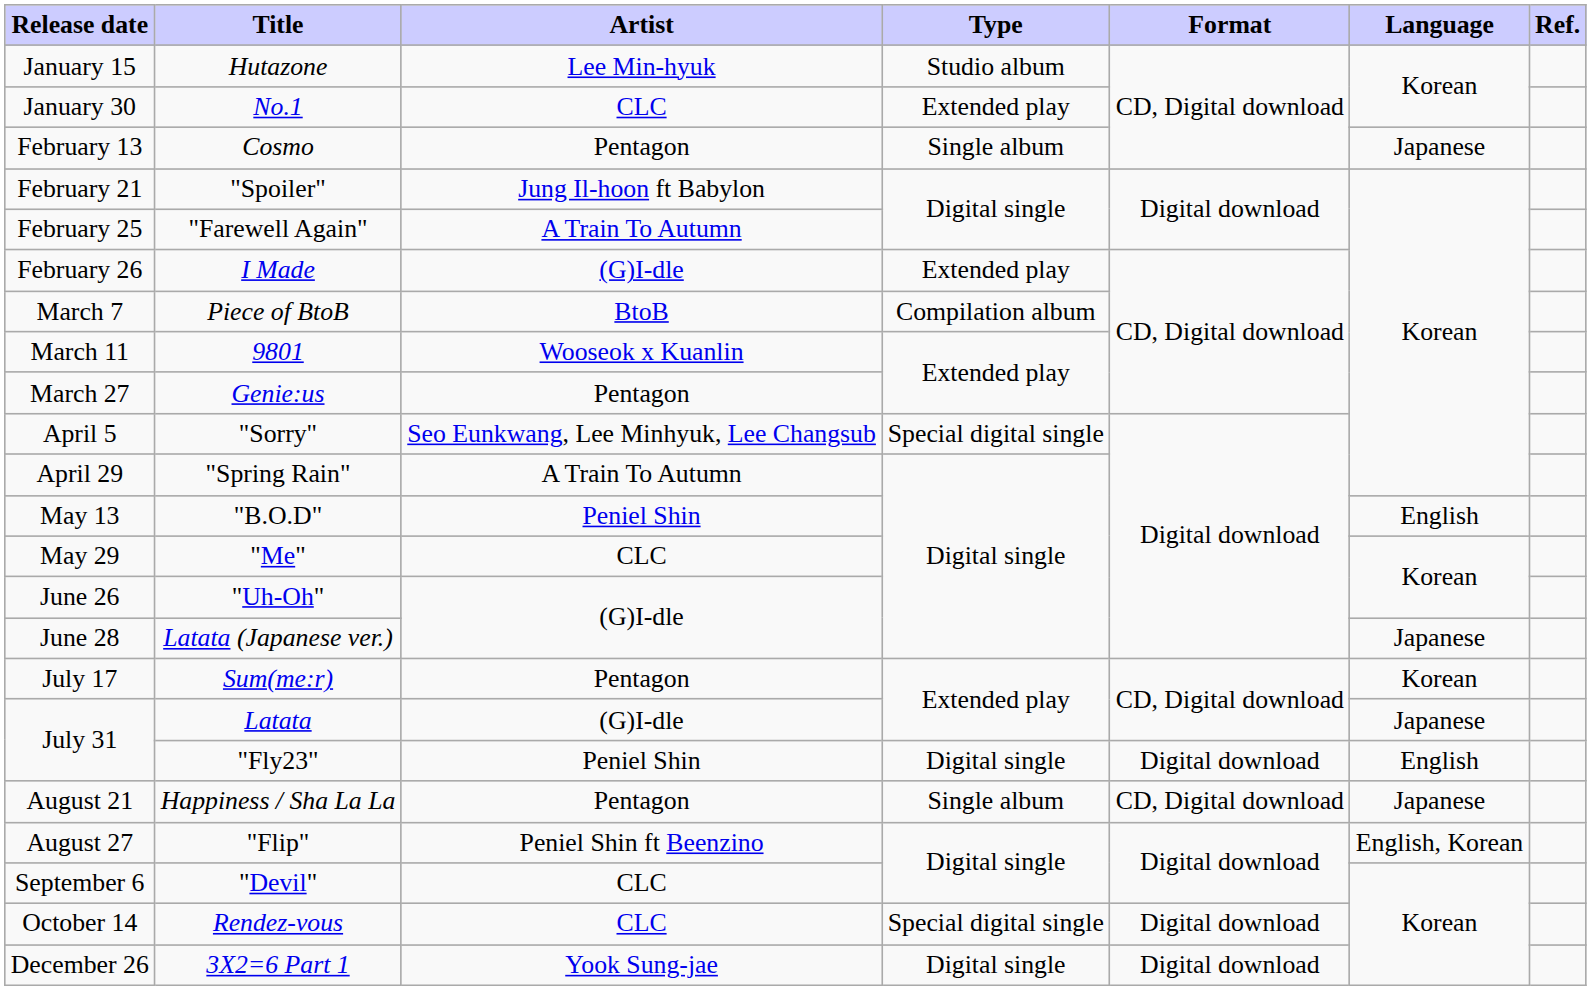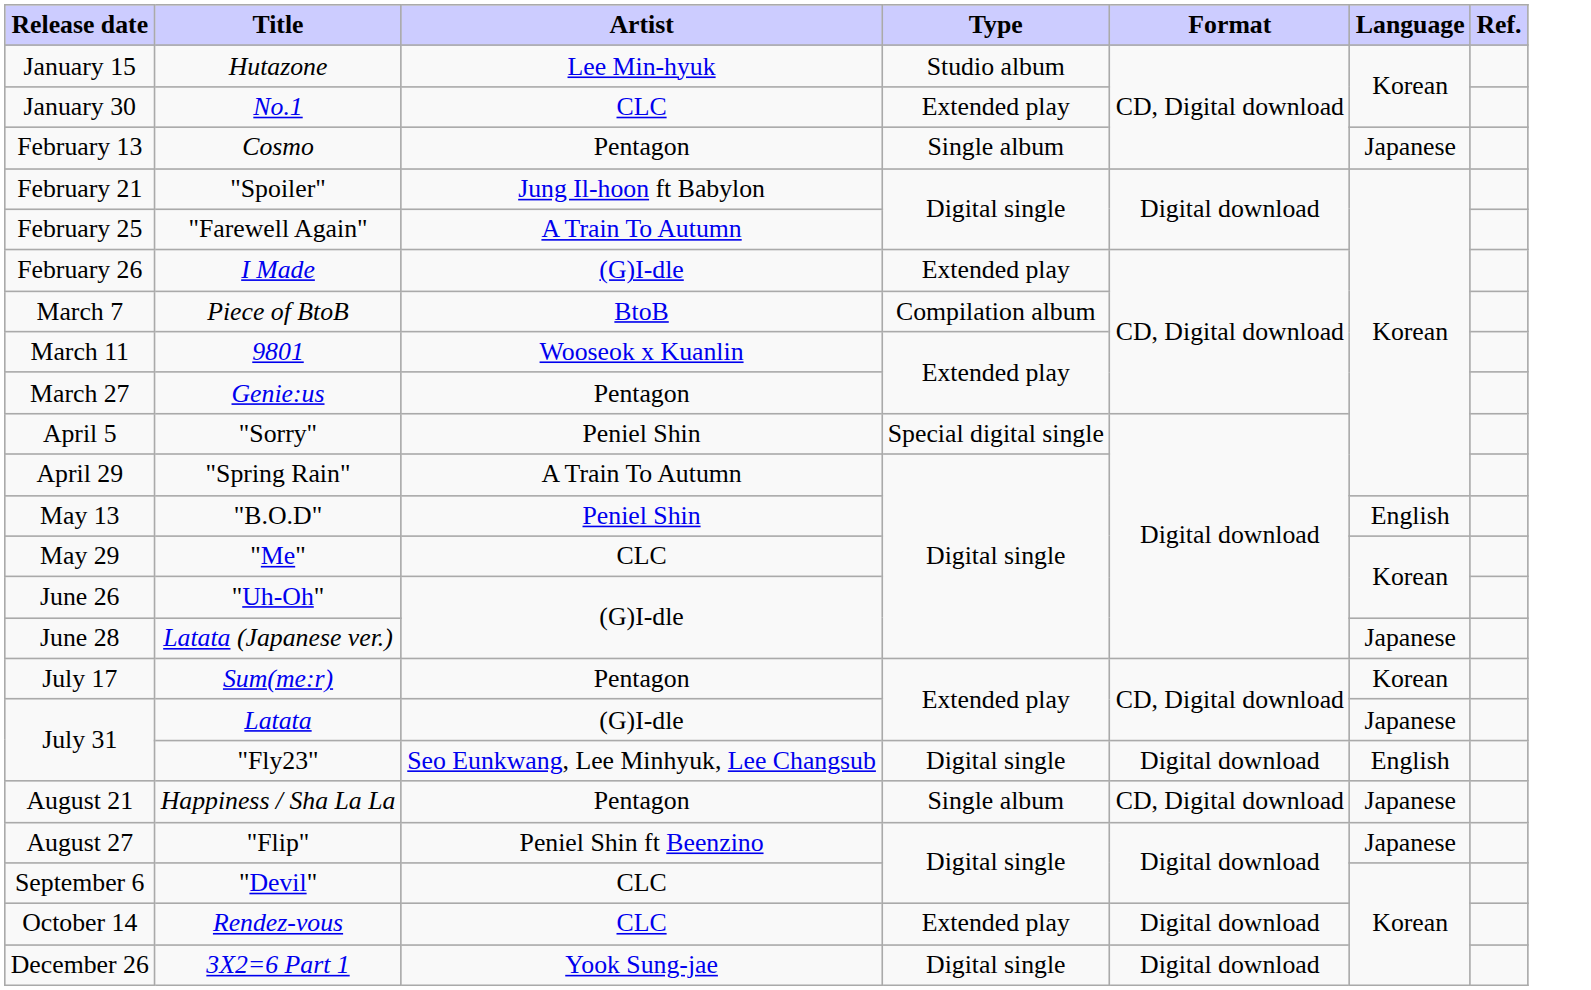(642, 433) Seo Eunkwang, Lee Minhyuk, Lee Changsub -> (642, 433) Peniel Shin
(642, 760) Peniel Shin -> (642, 760) Seo Eunkwang, Lee Minhyuk, Lee Changsub
(1440, 842) English, Korean -> (1410, 842) Japanese
(996, 923) Special digital single -> (996, 923) Extended play
